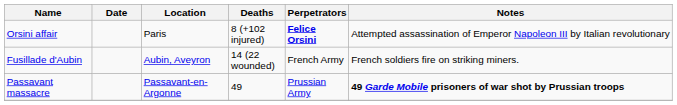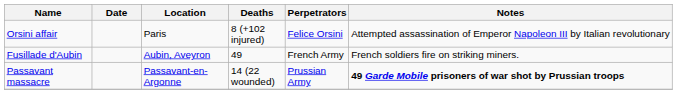(302, 34) bold -> (315, 34) normal
(253, 61) 14 (22 wounded) -> (237, 55) 49
(237, 87) 49 -> (253, 76) 14 (22 wounded)
